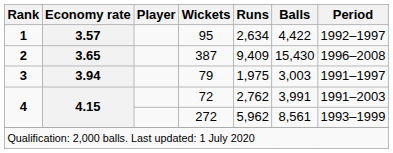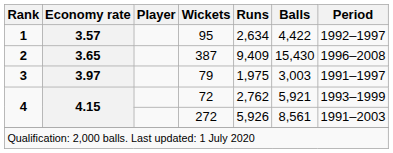(88, 76) 3.94 -> (88, 76) 3.97
(295, 96) 3,991 -> (295, 96) 5,921
(353, 96) 1991–2003 -> (353, 96) 1993–1999
(253, 117) 5,962 -> (253, 117) 5,926
(353, 117) 1993–1999 -> (353, 117) 1991–2003
